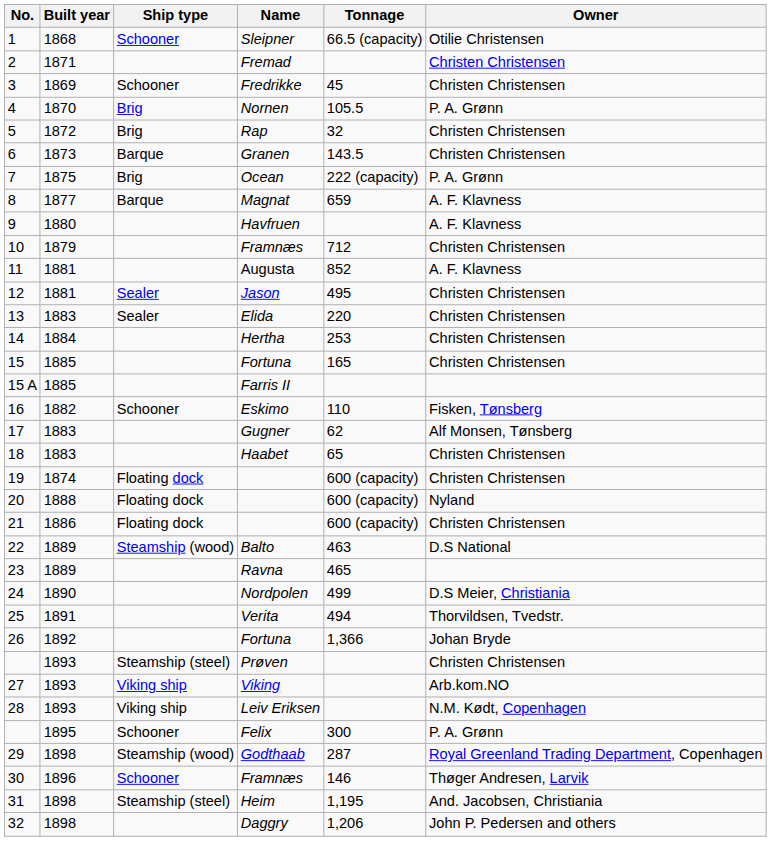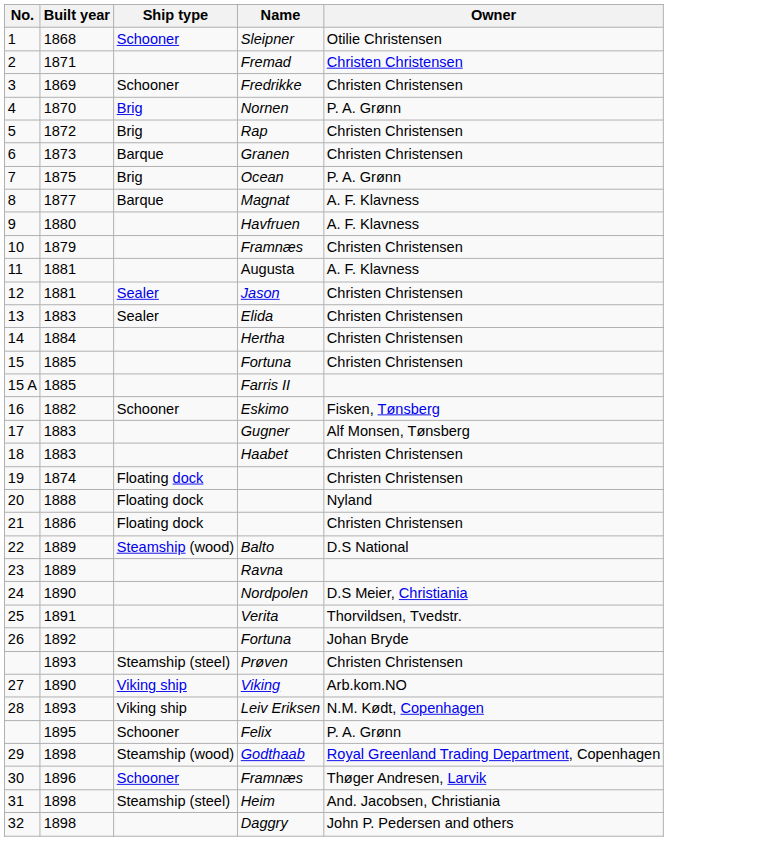- column: (375, 16)
(60, 685) 1893 -> (60, 685) 1890
